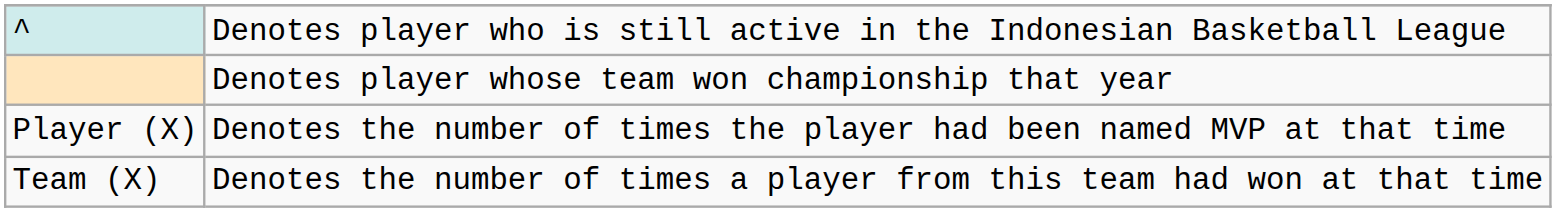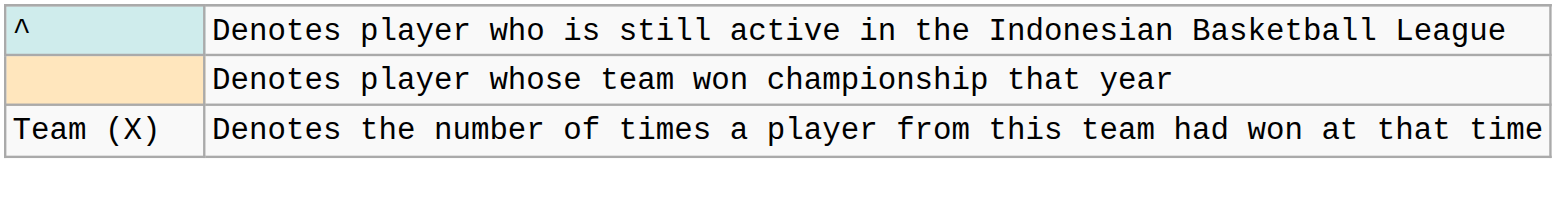- row: (105, 131)
